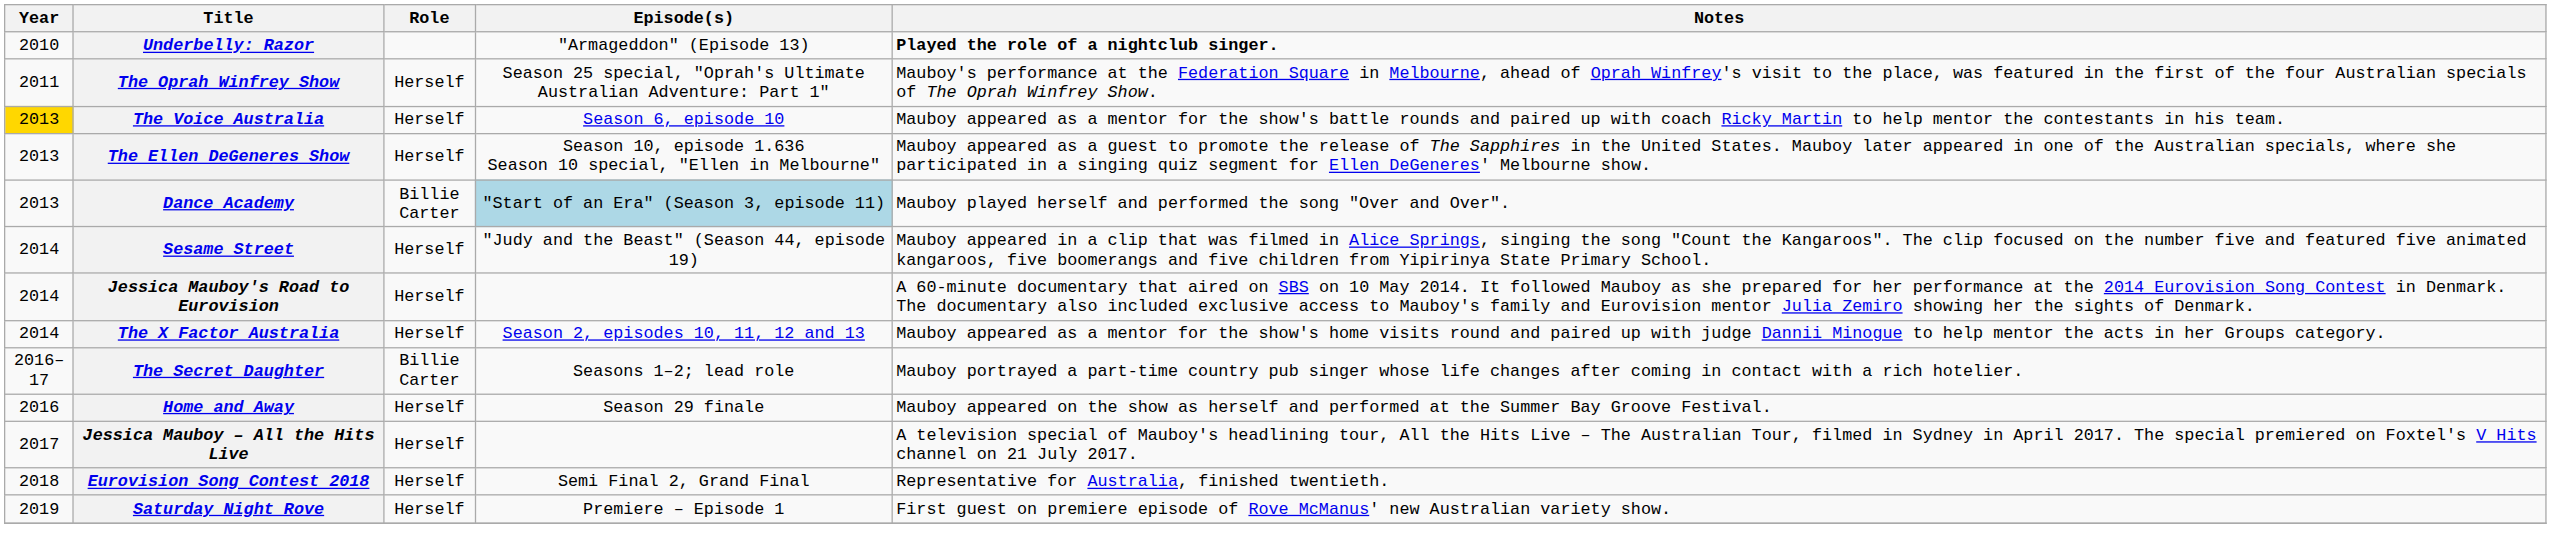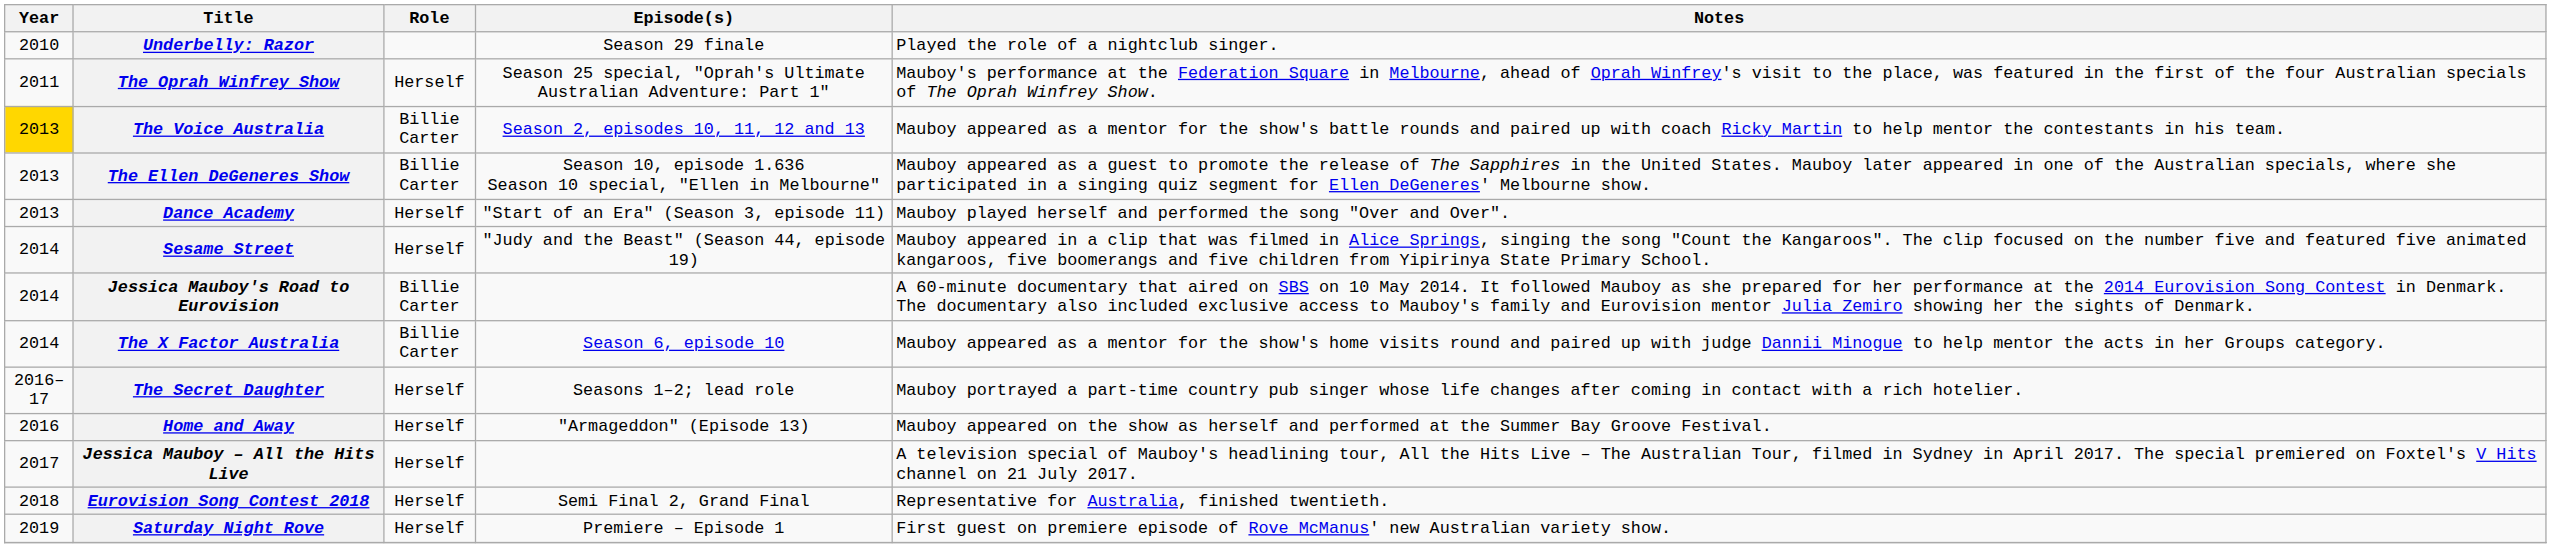(684, 46) "Armageddon" (Episode 13) -> (684, 46) Season 29 finale
(1087, 46) bold -> (1087, 46) normal
(429, 120) Herself -> (429, 129) Billie Carter
(684, 120) Season 6, episode 10 -> (684, 129) Season 2, episodes 10, 11, 12 and 13
(429, 157) Herself -> (429, 176) Billie Carter
(429, 203) Billie Carter -> (429, 213) Herself
(684, 203) lightblue background -> (684, 213) no background
(429, 297) Herself -> (429, 297) Billie Carter
(429, 334) Herself -> (429, 343) Billie Carter
(684, 334) Season 2, episodes 10, 11, 12 and 13 -> (684, 343) Season 6, episode 10
(429, 371) Billie Carter -> (429, 390) Herself
(684, 408) Season 29 finale -> (684, 427) "Armageddon" (Episode 13)
